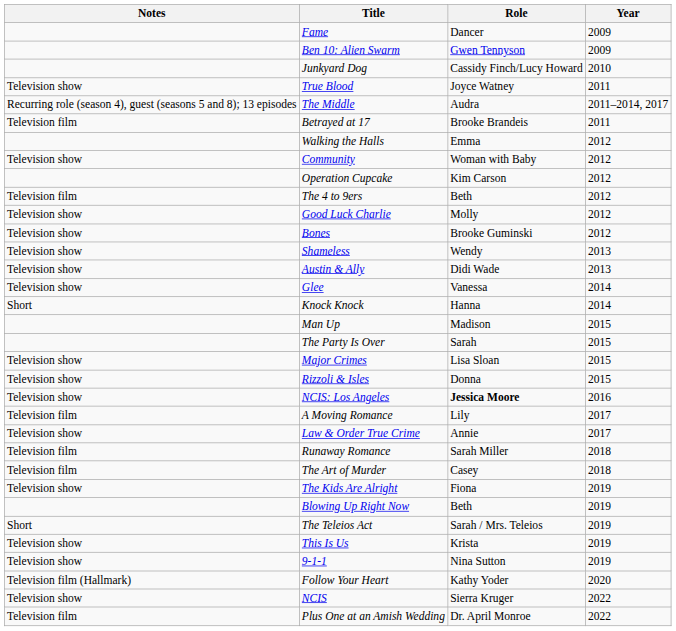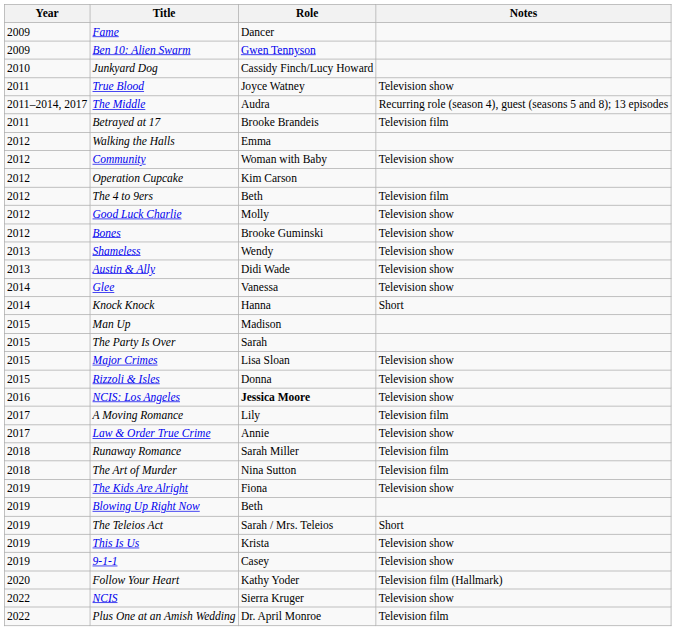columns swapped: (628, 13) <-> (152, 13)
(464, 470) Casey -> (269, 470) Nina Sutton
(478, 561) Nina Sutton -> (255, 561) Casey
